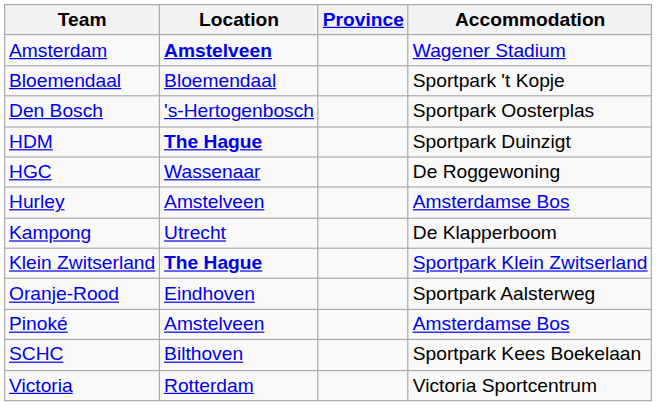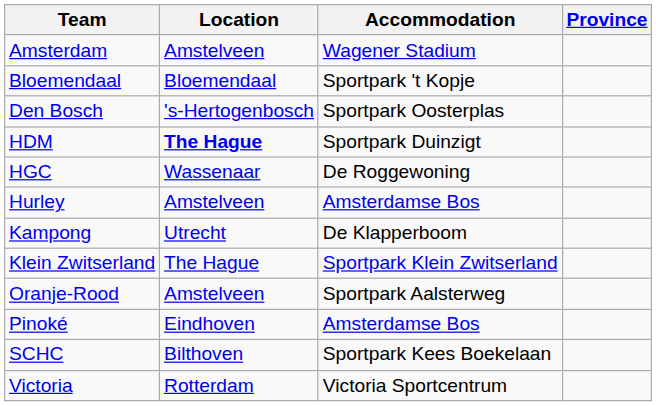columns swapped: (363, 19) <-> (530, 19)
(218, 50) bold -> (214, 50) normal
(213, 263) bold -> (212, 263) normal
(209, 293) Eindhoven -> (214, 293) Amstelveen
(214, 324) Amstelveen -> (209, 324) Eindhoven
